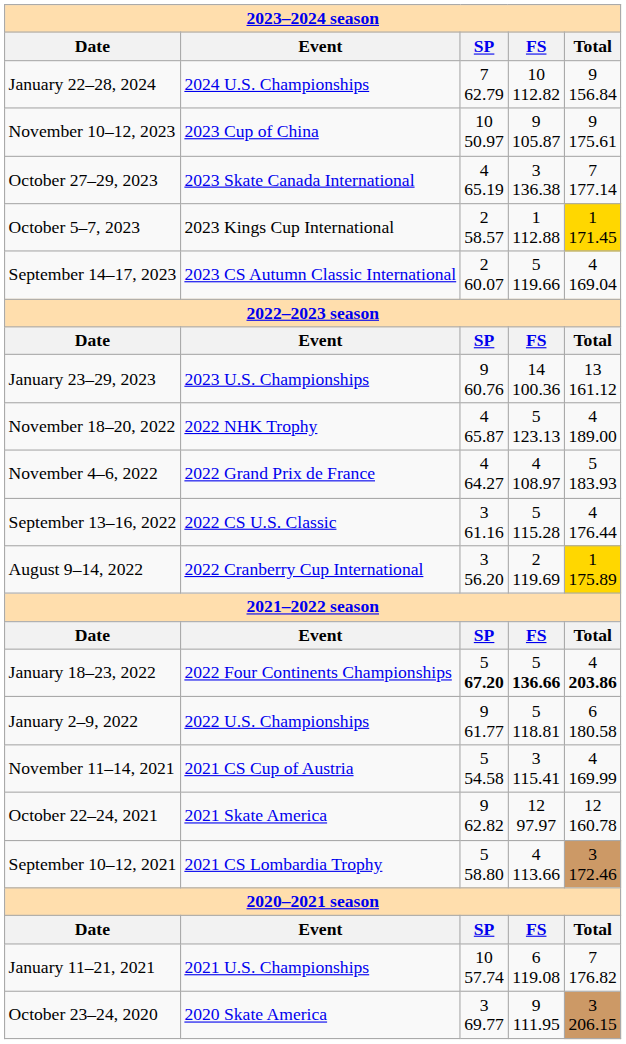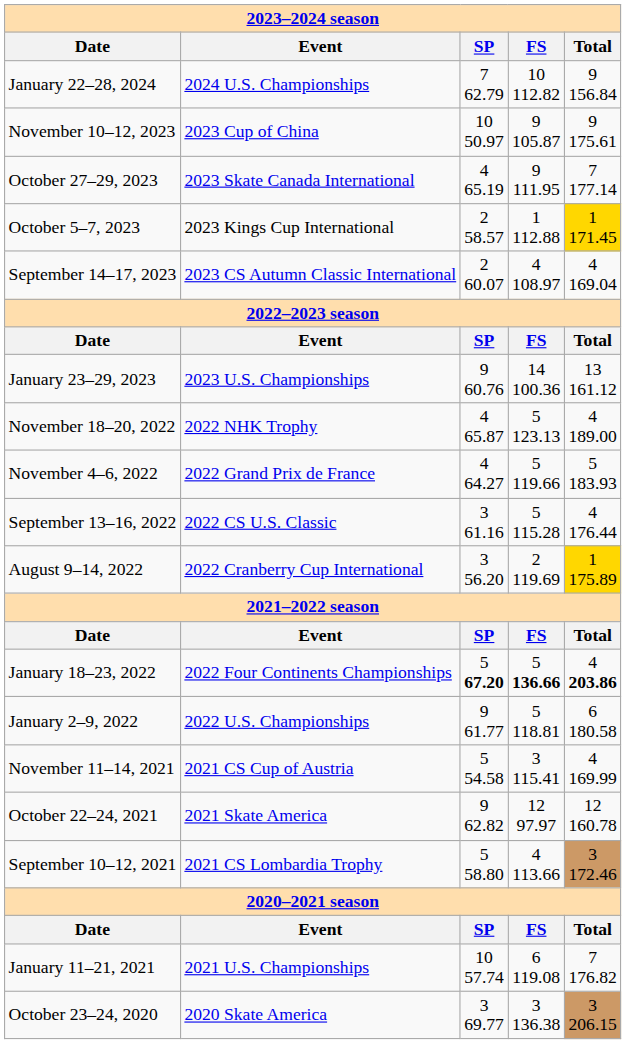(536, 179) 3 136.38 -> (536, 179) 9 111.95
(536, 275) 5 119.66 -> (536, 275) 4 108.97
(536, 473) 4 108.97 -> (536, 473) 5 119.66
(536, 1015) 9 111.95 -> (536, 1015) 3 136.38
